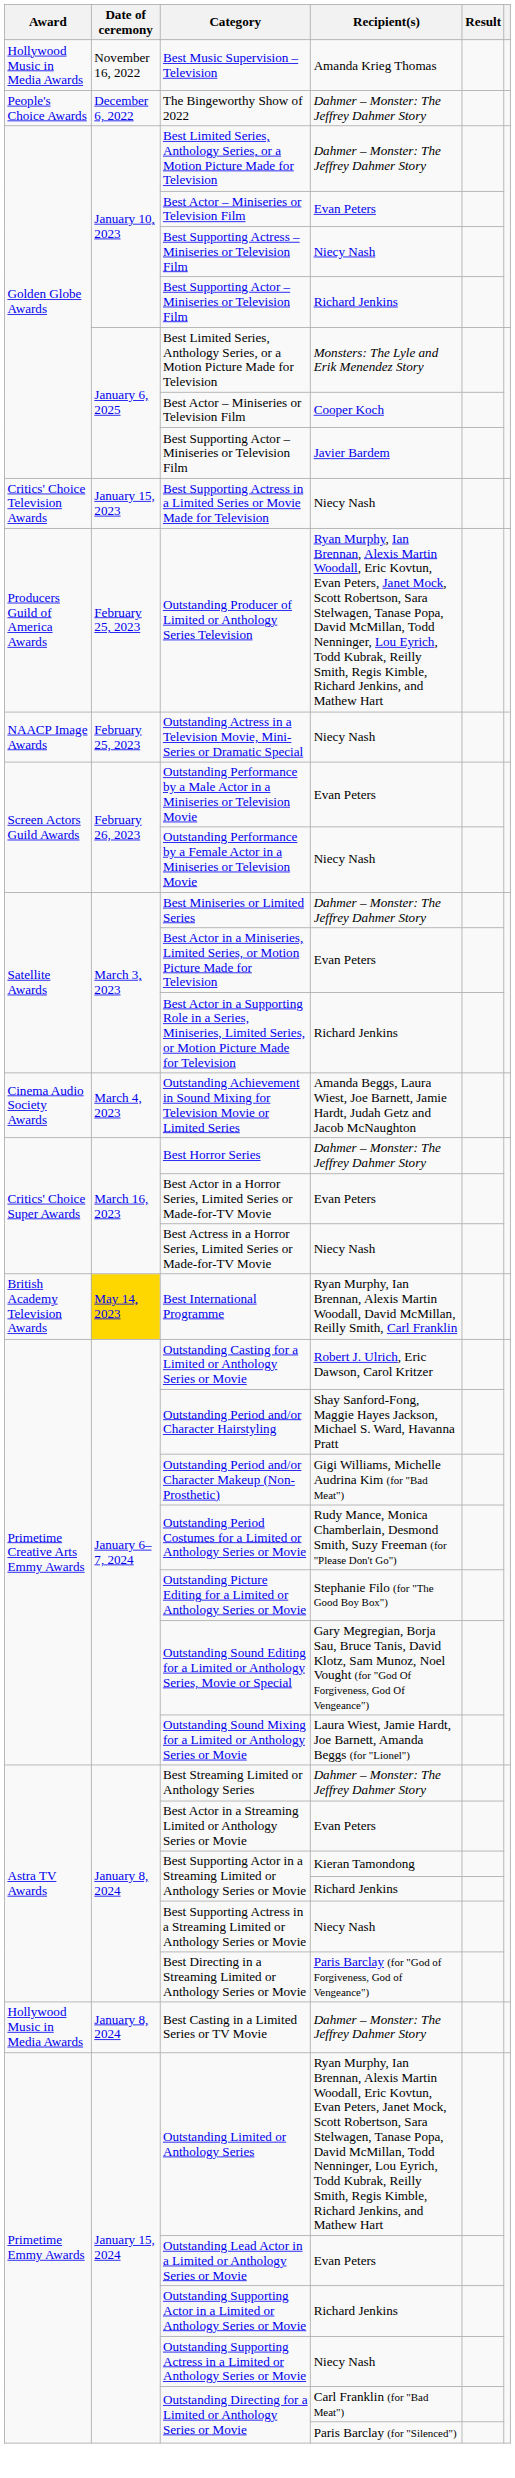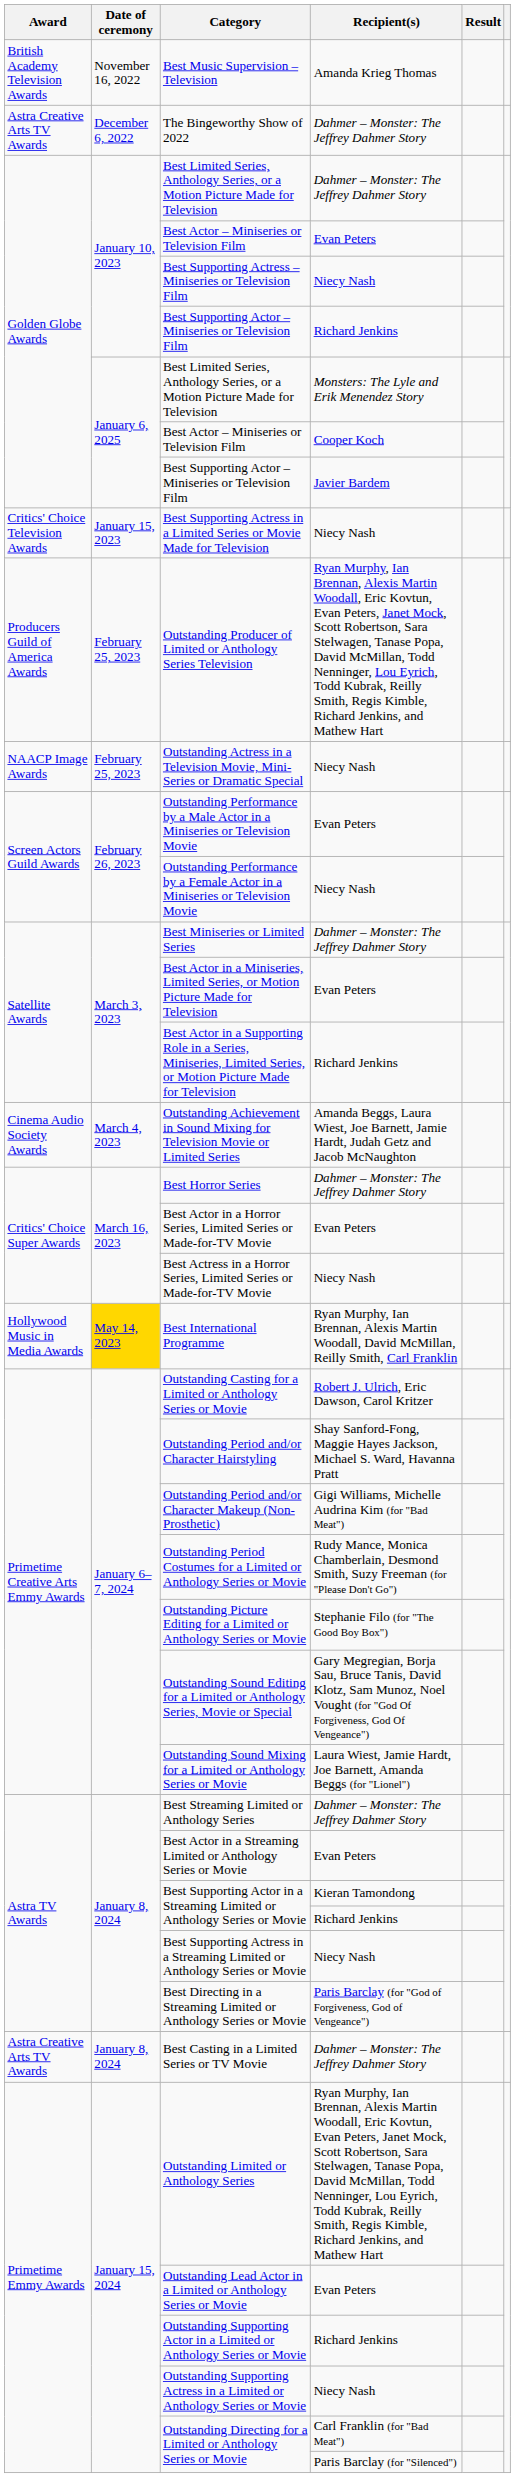(45, 65) Hollywood Music in Media Awards -> (35, 72) British Academy Television Awards
(47, 108) People's Choice Awards -> (46, 130) Astra Creative Arts TV Awards
(35, 1306) British Academy Television Awards -> (45, 1336) Hollywood Music in Media Awards
(45, 2027) Hollywood Music in Media Awards -> (46, 2056) Astra Creative Arts TV Awards
